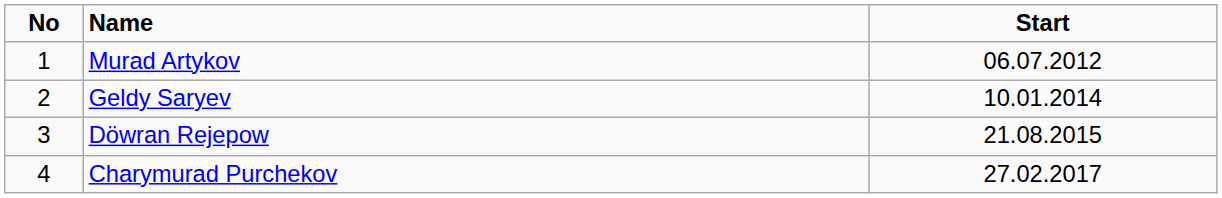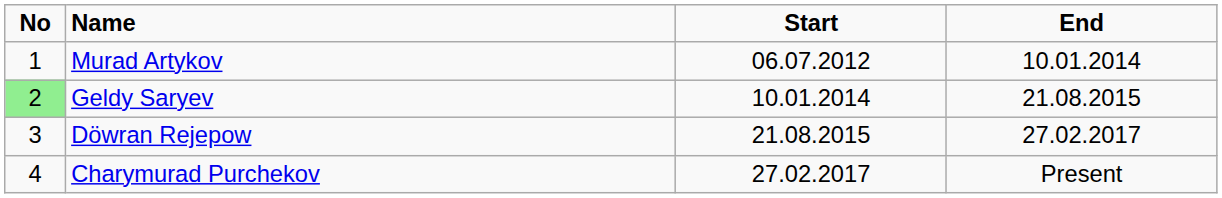+ column: (1082, 23)
(44, 98) no background -> (35, 98) lightgreen background
